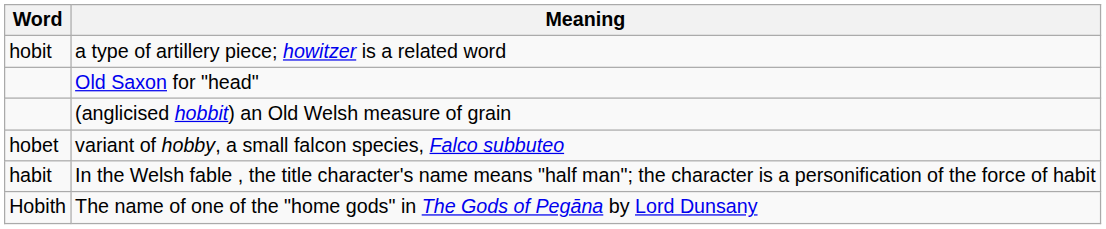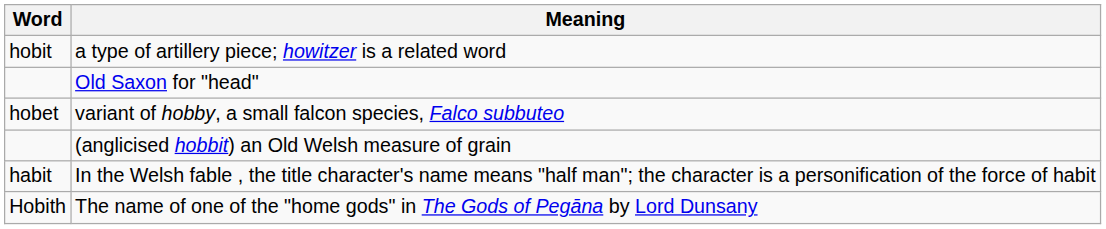rows swapped: (293, 113) <-> (320, 144)
